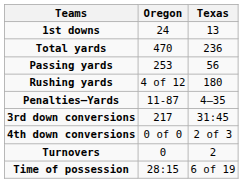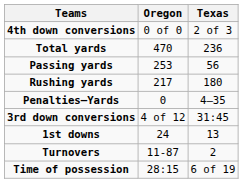rows swapped: (71, 30) <-> (71, 135)
(163, 83) 4 of 12 -> (163, 83) 217
(163, 100) 11-87 -> (163, 100) 0
(163, 117) 217 -> (163, 117) 4 of 12
(163, 152) 0 -> (163, 152) 11-87
